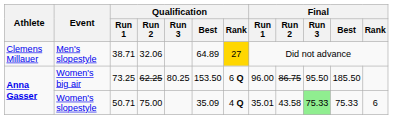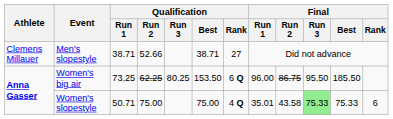(151, 54) 32.06 -> (151, 54) 52.66
(208, 54) 64.89 -> (208, 54) 38.71
(236, 54) gold background -> (236, 54) no background
(208, 103) 35.09 -> (208, 103) 75.00
